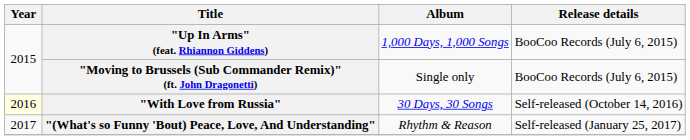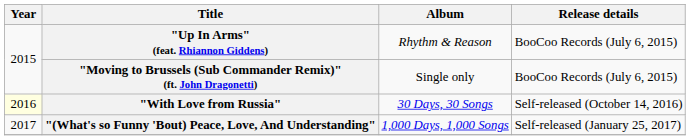(445, 42) 1,000 Days, 1,000 Songs -> (445, 42) Rhythm & Reason
(445, 124) Rhythm & Reason -> (445, 124) 1,000 Days, 1,000 Songs
